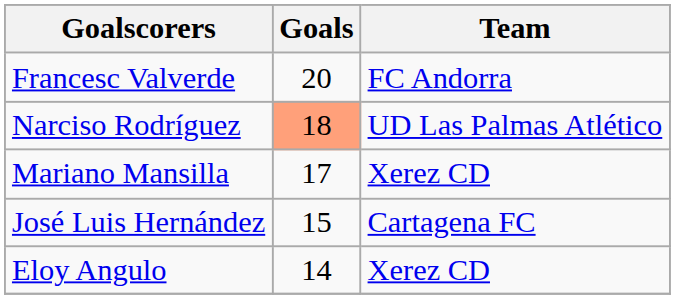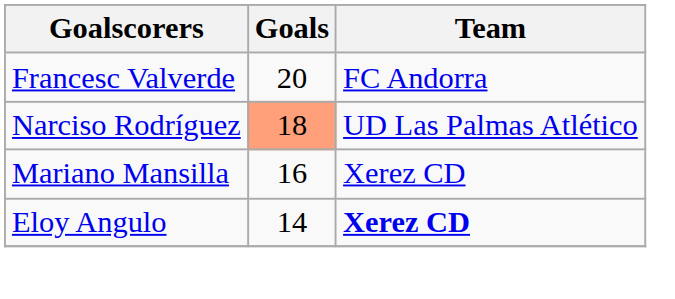(316, 173) 17 -> (292, 173) 16
- row: (139, 221)
(429, 269) normal -> (407, 221) bold
